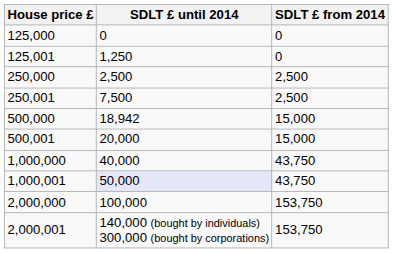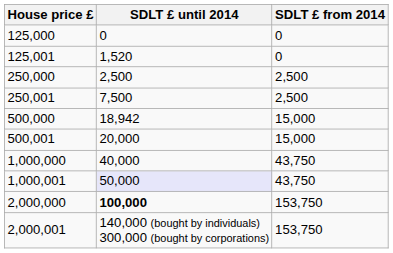(116, 56) 1,250 -> (116, 56) 1,520
(123, 202) normal -> (123, 202) bold
